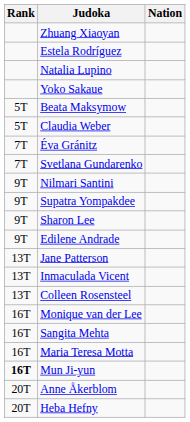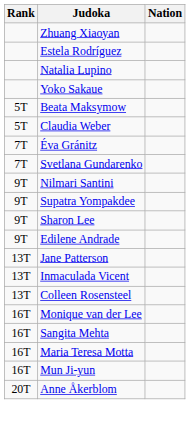(21, 370) bold -> (21, 370) normal
- row: (69, 408)
